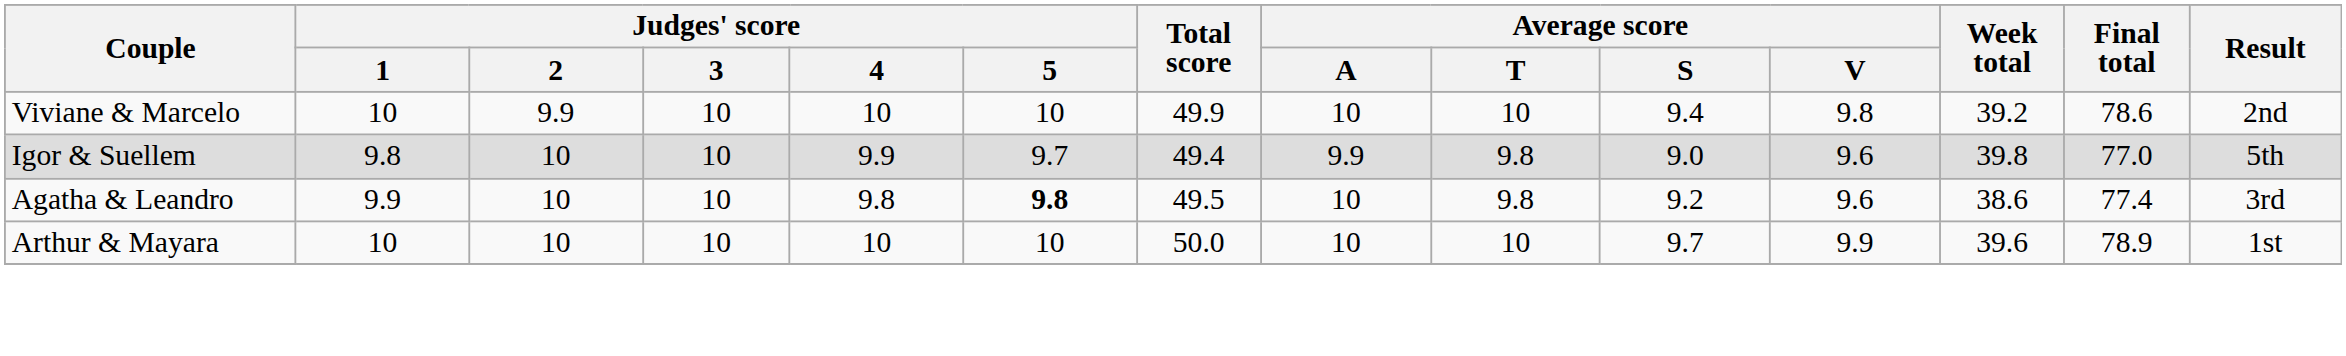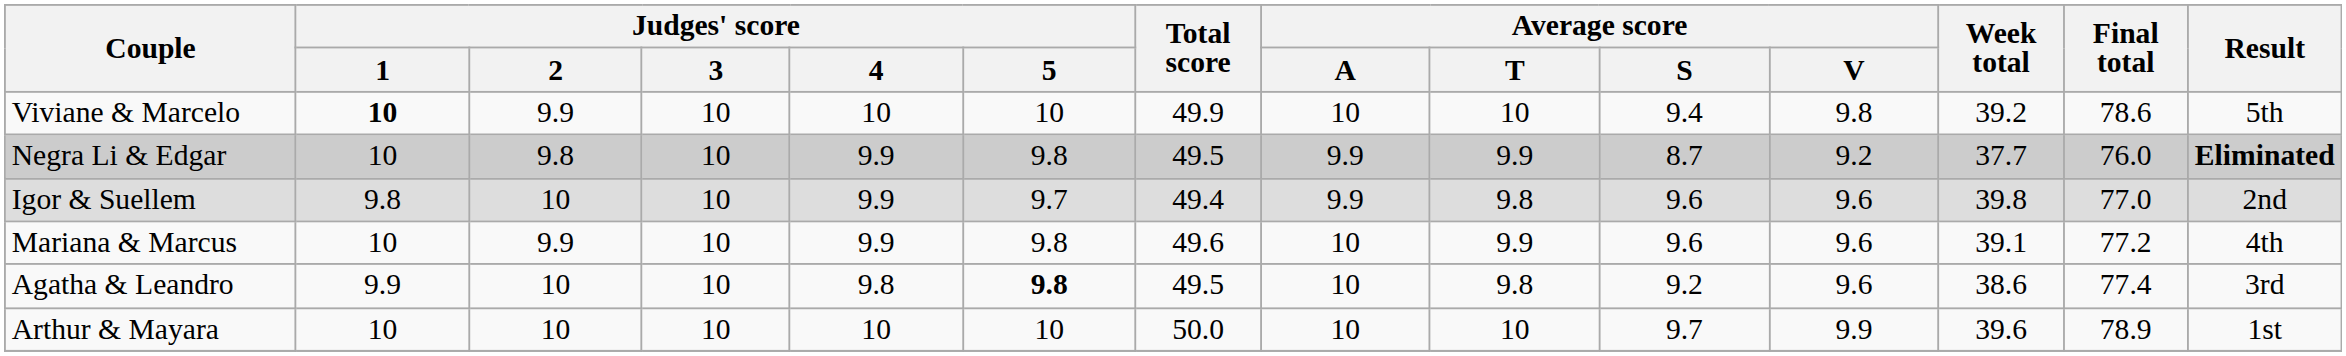(383, 112) normal -> (383, 112) bold
(2265, 112) 2nd -> (2265, 112) 5th
+ row: (119, 155)
(1685, 155) 9.0 -> (1684, 199) 9.6
(2265, 155) 5th -> (2265, 199) 2nd
+ row: (124, 242)
